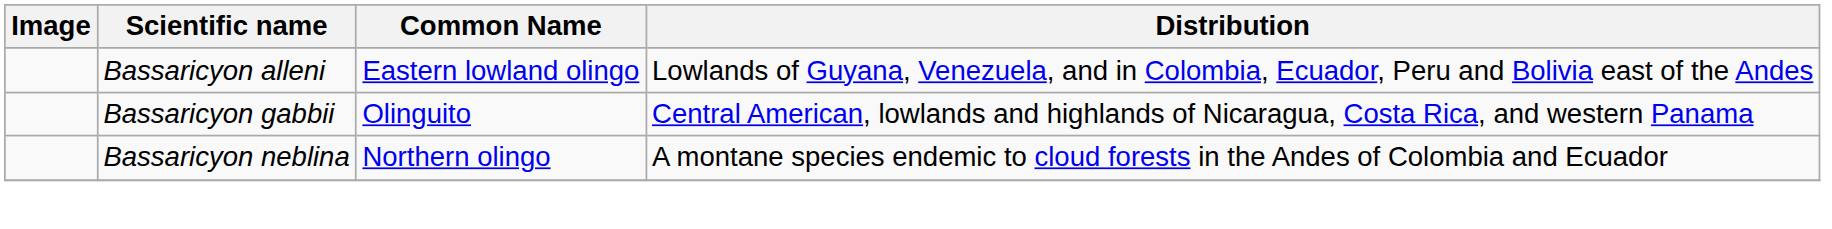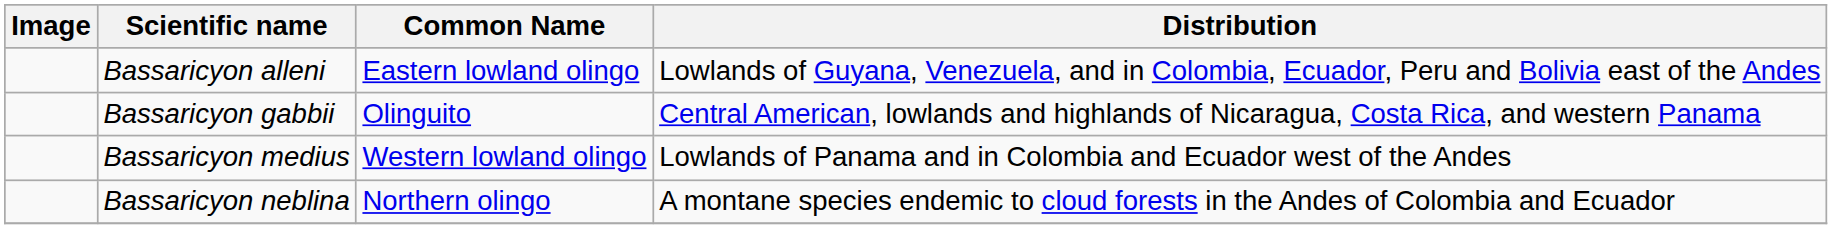+ row: (227, 157)
